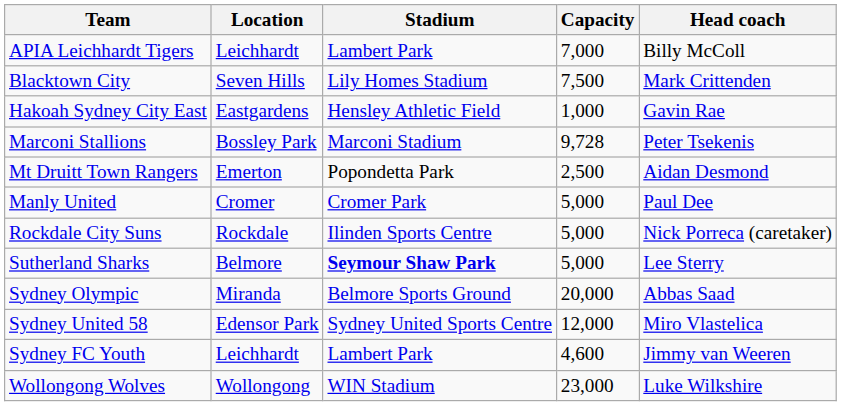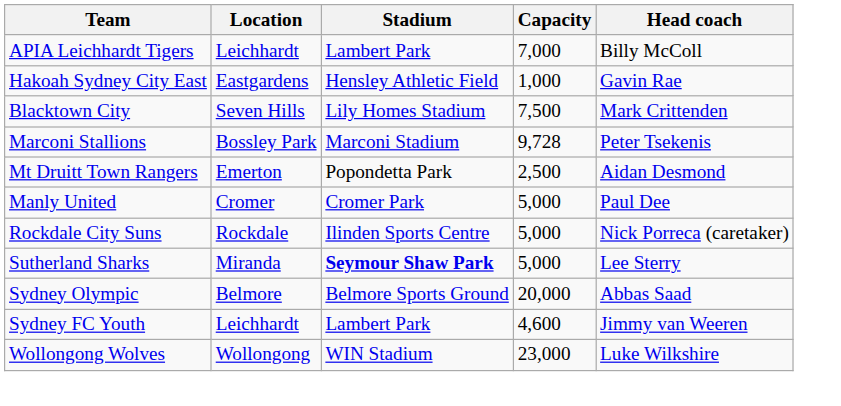rows swapped: (70, 80) <-> (108, 111)
(249, 263) Belmore -> (248, 263) Miranda
(248, 293) Miranda -> (249, 293) Belmore
- row: (78, 324)
